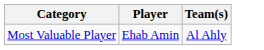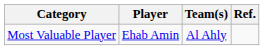+ column: (245, 14)
